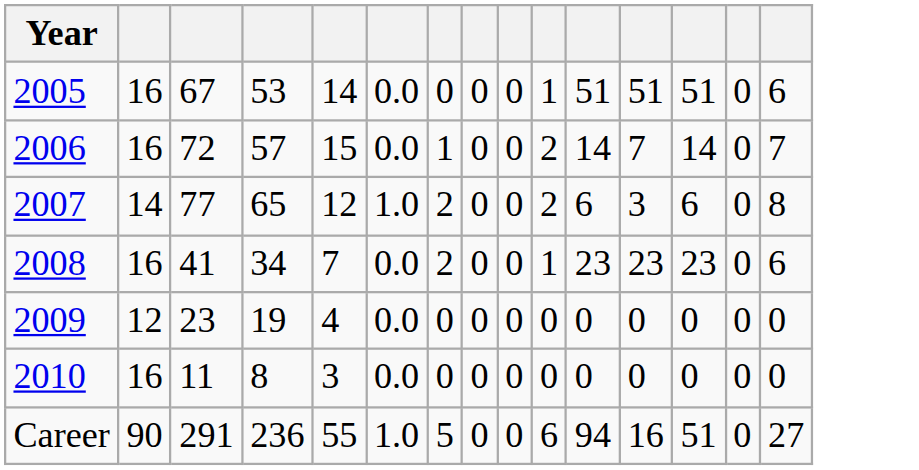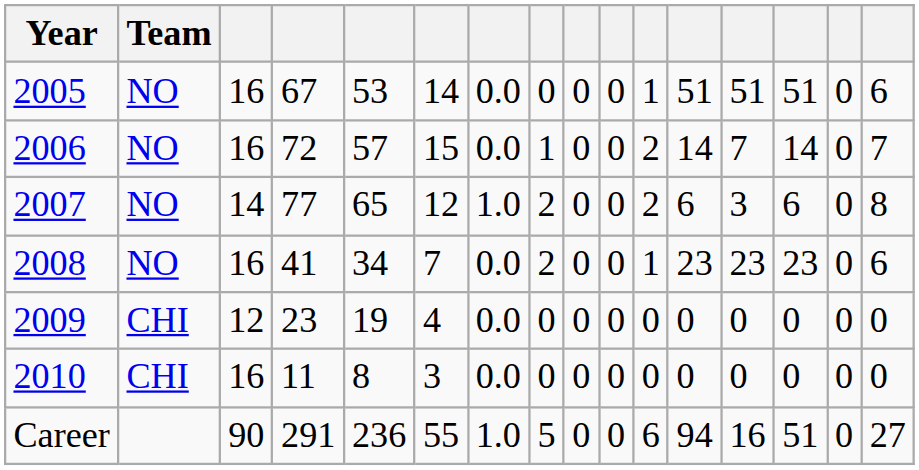+ column: (169, 33)
